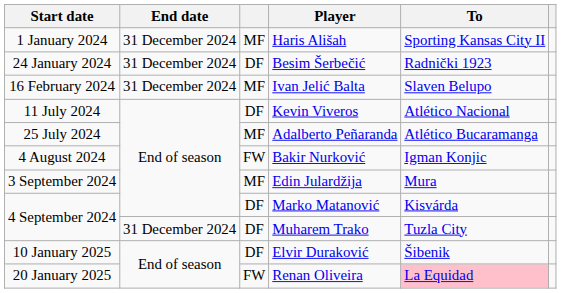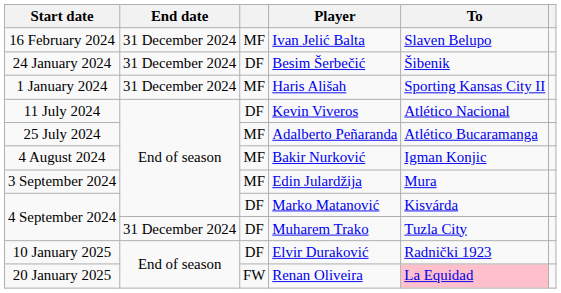rows swapped: (309, 39) <-> (319, 87)
(448, 63) Radnički 1923 -> (427, 63) Šibenik
(254, 157) FW -> (254, 157) MF
(427, 252) Šibenik -> (448, 252) Radnički 1923
